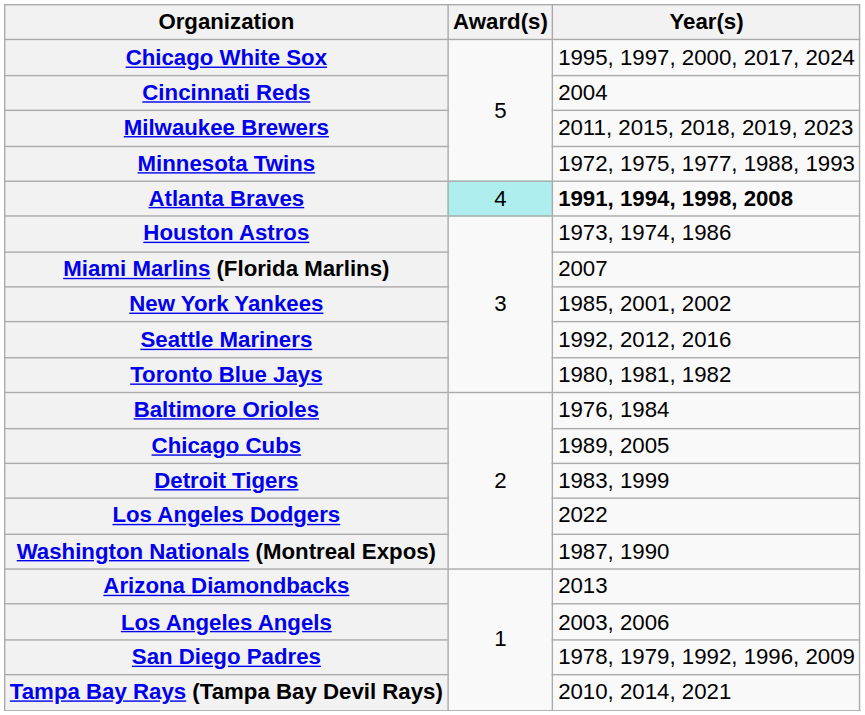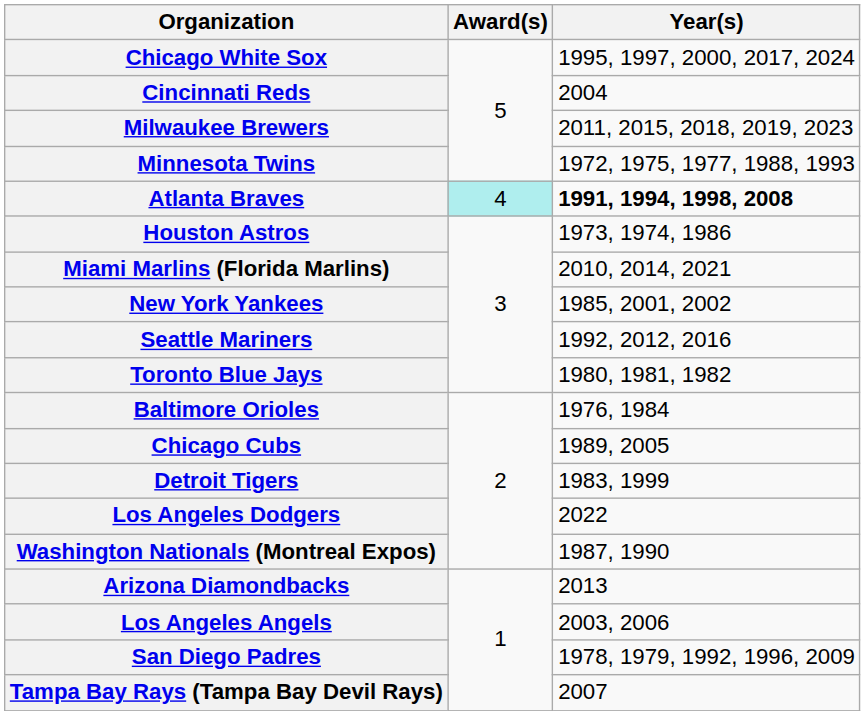(583, 269) 2007 -> (645, 269) 2010, 2014, 2021
(645, 692) 2010, 2014, 2021 -> (583, 692) 2007
